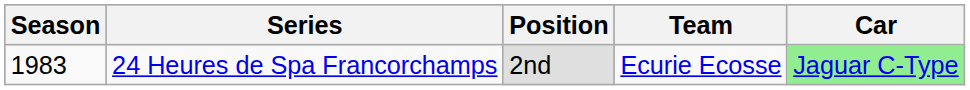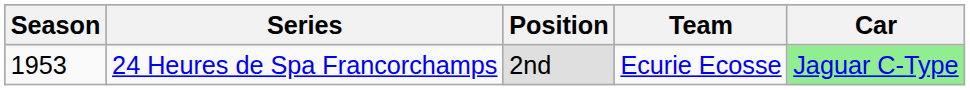(39, 65) 1983 -> (39, 65) 1953
